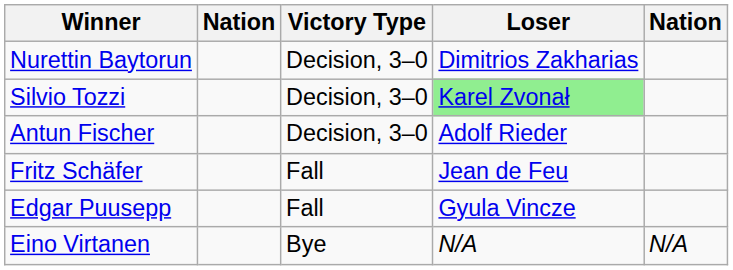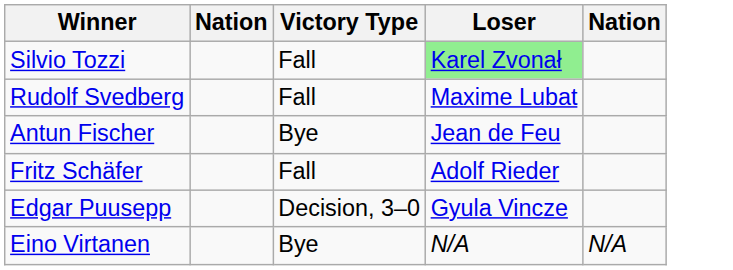- row: (101, 60)
(357, 97) Decision, 3–0 -> (297, 60) Fall
+ row: (97, 97)
(357, 134) Decision, 3–0 -> (298, 134) Bye
(503, 134) Adolf Rieder -> (496, 134) Jean de Feu
(503, 171) Jean de Feu -> (495, 171) Adolf Rieder
(305, 208) Fall -> (349, 208) Decision, 3–0
